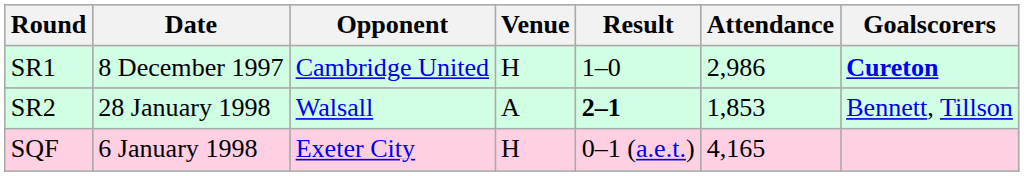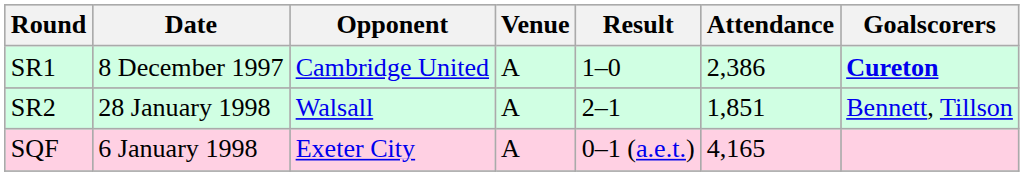(510, 66) H -> (510, 66) A
(736, 66) 2,986 -> (736, 66) 2,386
(601, 107) bold -> (601, 107) normal
(736, 107) 1,853 -> (736, 107) 1,851
(510, 149) H -> (510, 149) A
